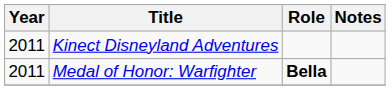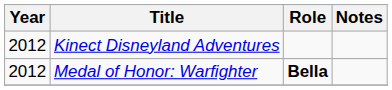(27, 44) 2011 -> (27, 44) 2012
(27, 71) 2011 -> (27, 71) 2012
